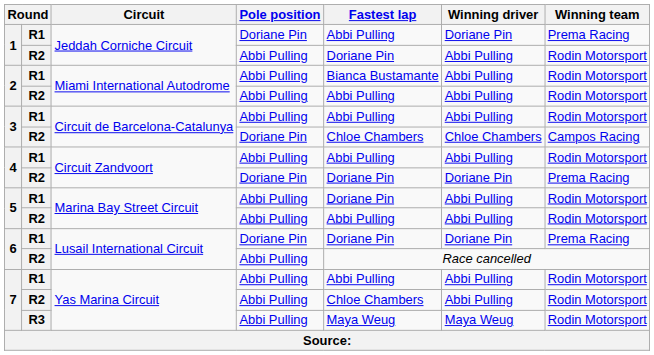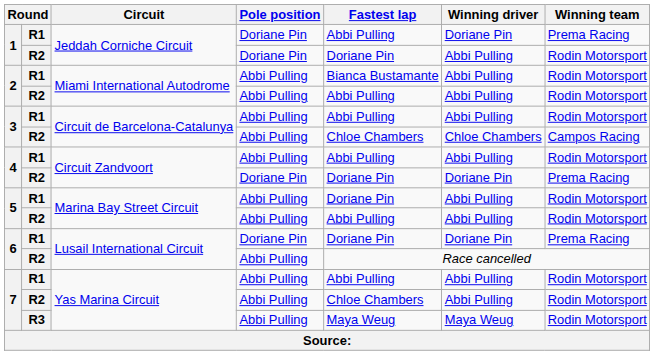(274, 55) Abbi Pulling -> (273, 55) Doriane Pin
(273, 136) Doriane Pin -> (274, 136) Abbi Pulling
